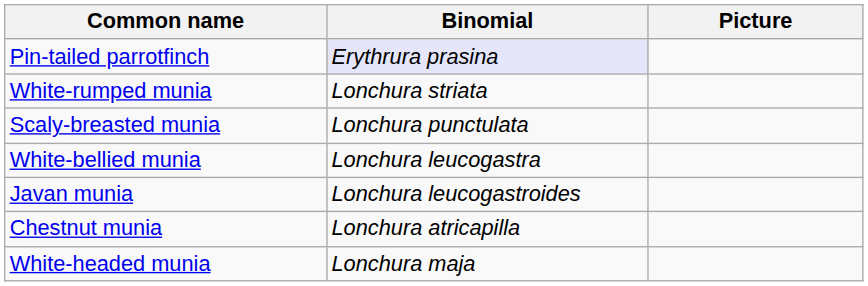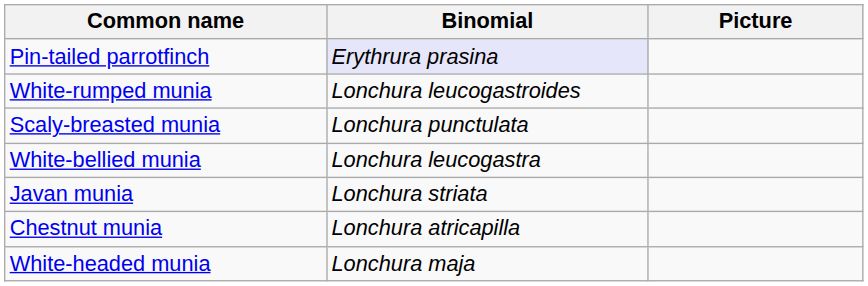(410, 90) Lonchura striata -> (456, 90) Lonchura leucogastroides
(456, 194) Lonchura leucogastroides -> (410, 194) Lonchura striata
